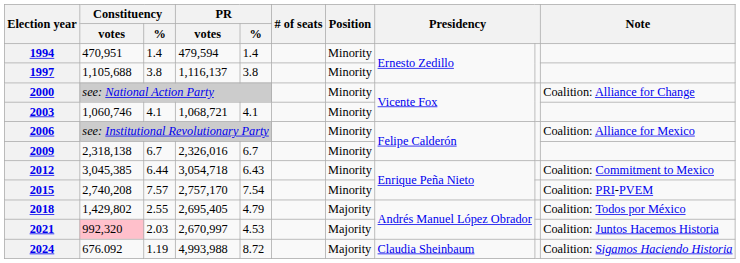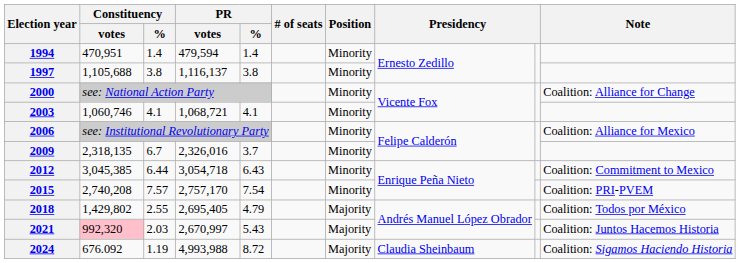(107, 151) 2,318,138 -> (107, 151) 2,318,135
(250, 151) 6.7 -> (250, 151) 3.7
(253, 229) 4.53 -> (253, 229) 5.43
